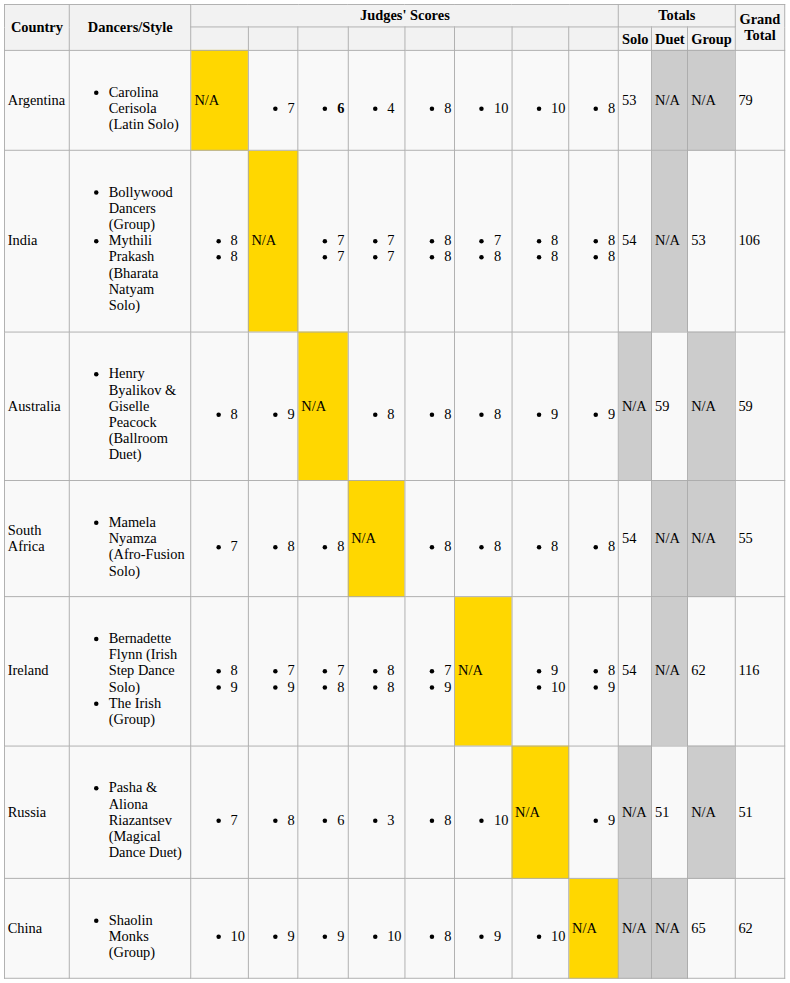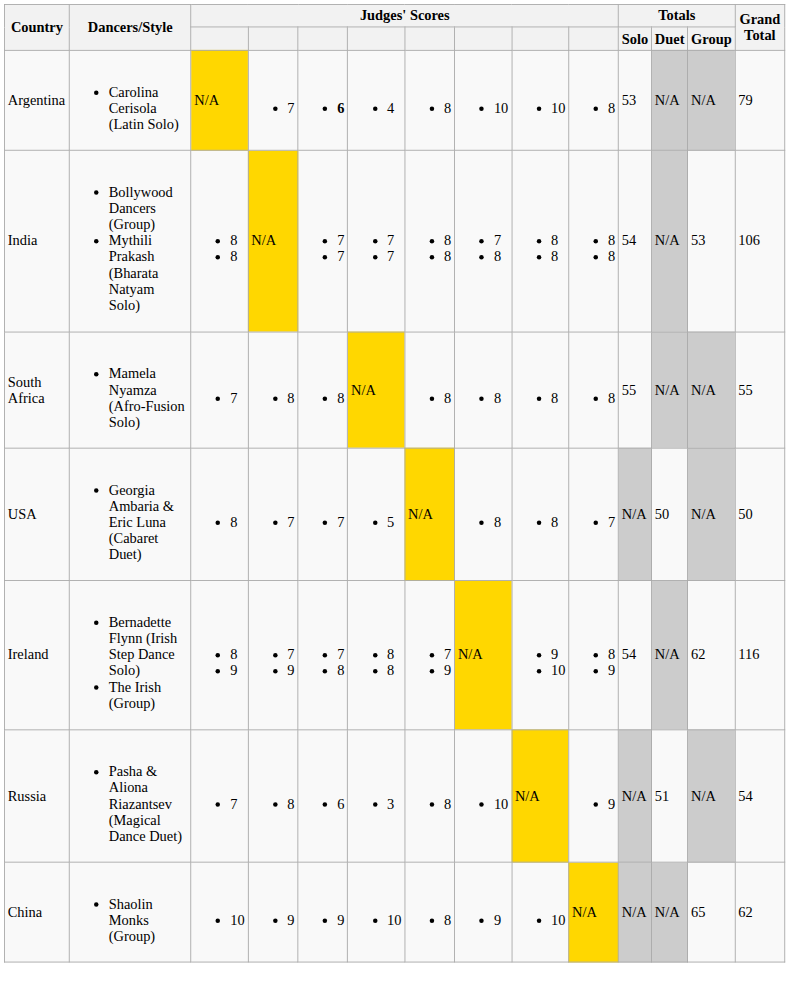- row: (34, 406)
(629, 538) 54 -> (629, 389) 55
+ row: (22, 514)
(746, 812) 51 -> (746, 795) 54
